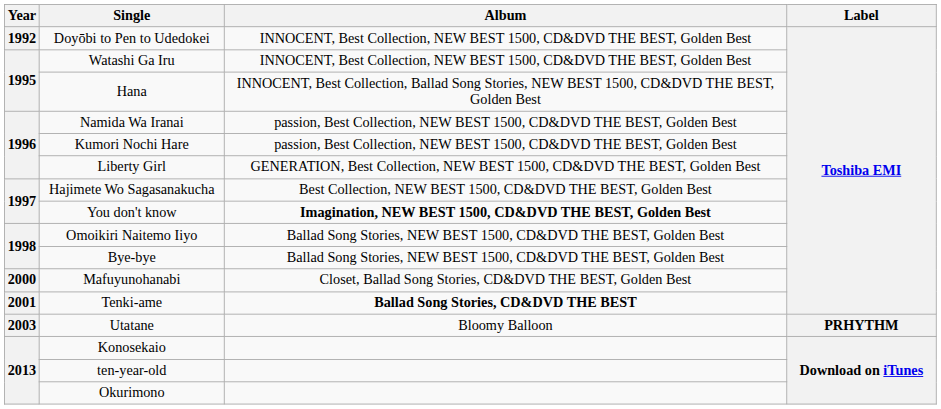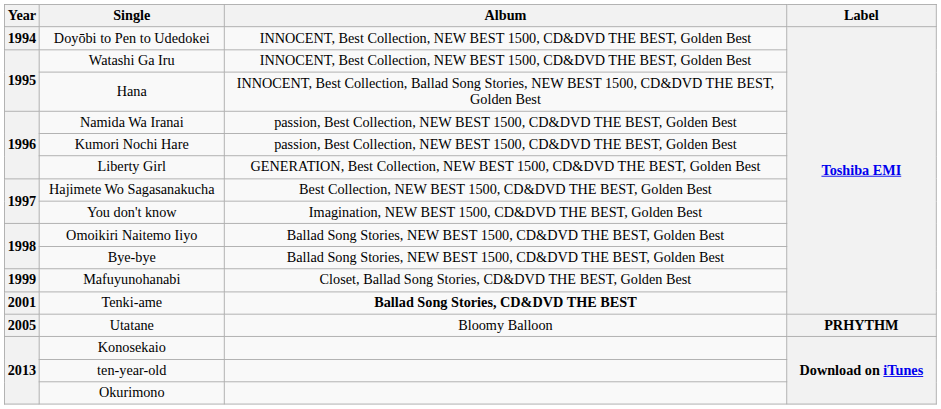(22, 38) 1992 -> (22, 38) 1994
(505, 212) bold -> (505, 212) normal
(22, 280) 2000 -> (22, 280) 1999
(22, 325) 2003 -> (22, 325) 2005
